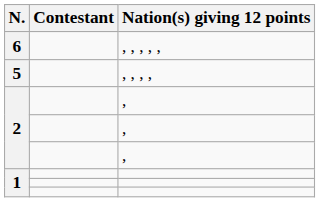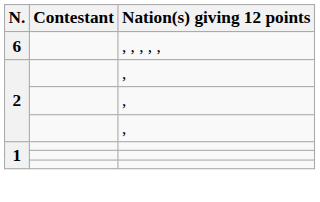- row: (17, 73)
